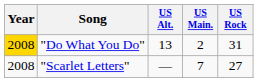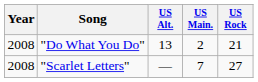(21, 45) gold background -> (21, 45) no background
(235, 45) 31 -> (235, 45) 21
